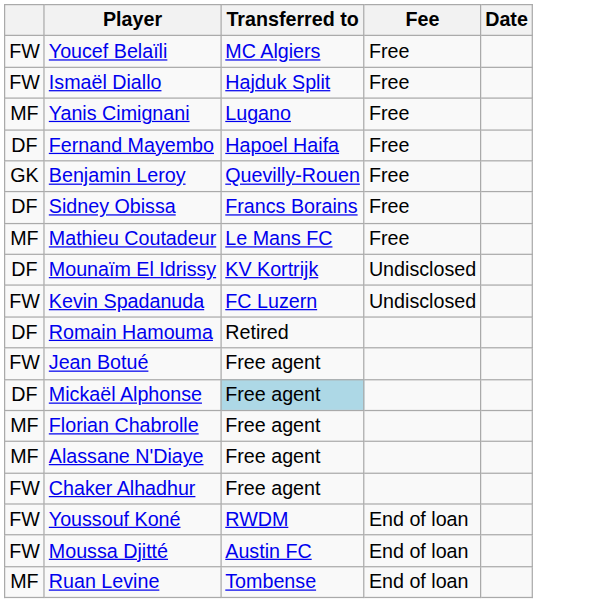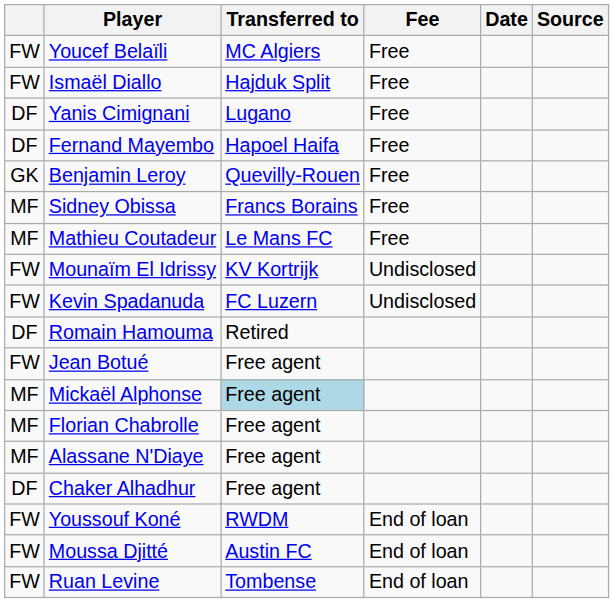+ column: (570, 20)
(24, 113) MF -> (24, 113) DF
(24, 207) DF -> (24, 207) MF
(24, 269) DF -> (24, 269) FW
(24, 394) DF -> (24, 394) MF
(24, 488) FW -> (24, 488) DF
(24, 581) MF -> (24, 581) FW
